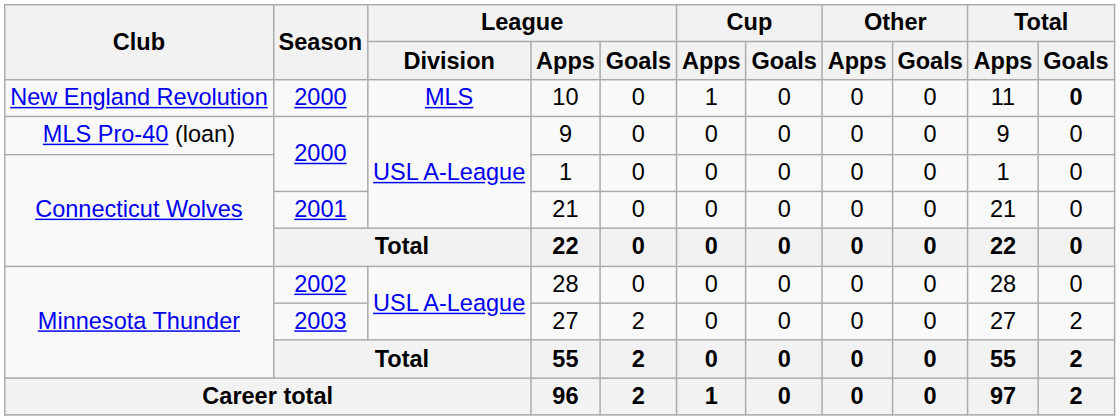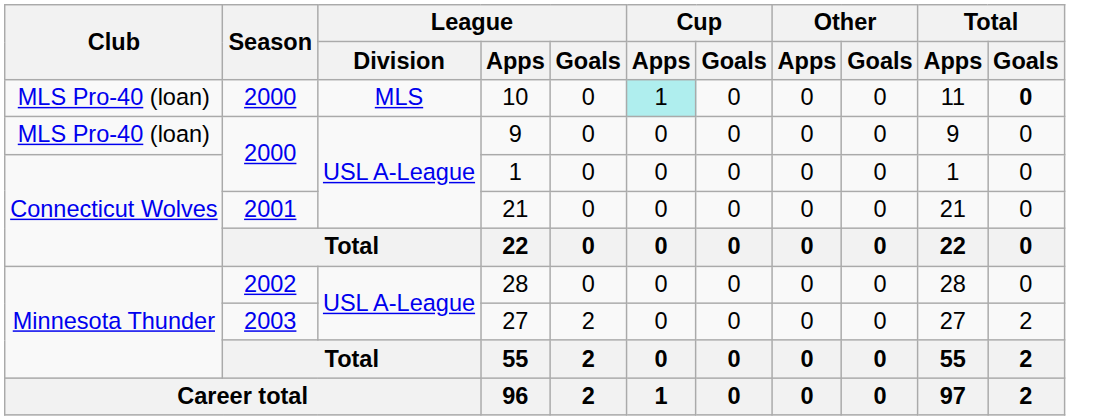(139, 97) New England Revolution -> (114, 97) MLS Pro-40 (loan)
(711, 97) no background -> (661, 97) paleturquoise background
